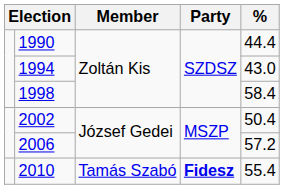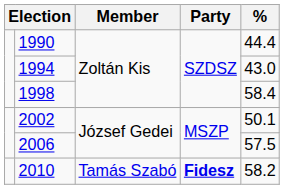(260, 119) 50.4 -> (260, 119) 50.1
(260, 145) 57.2 -> (260, 145) 57.5
(260, 171) 55.4 -> (260, 171) 58.2
